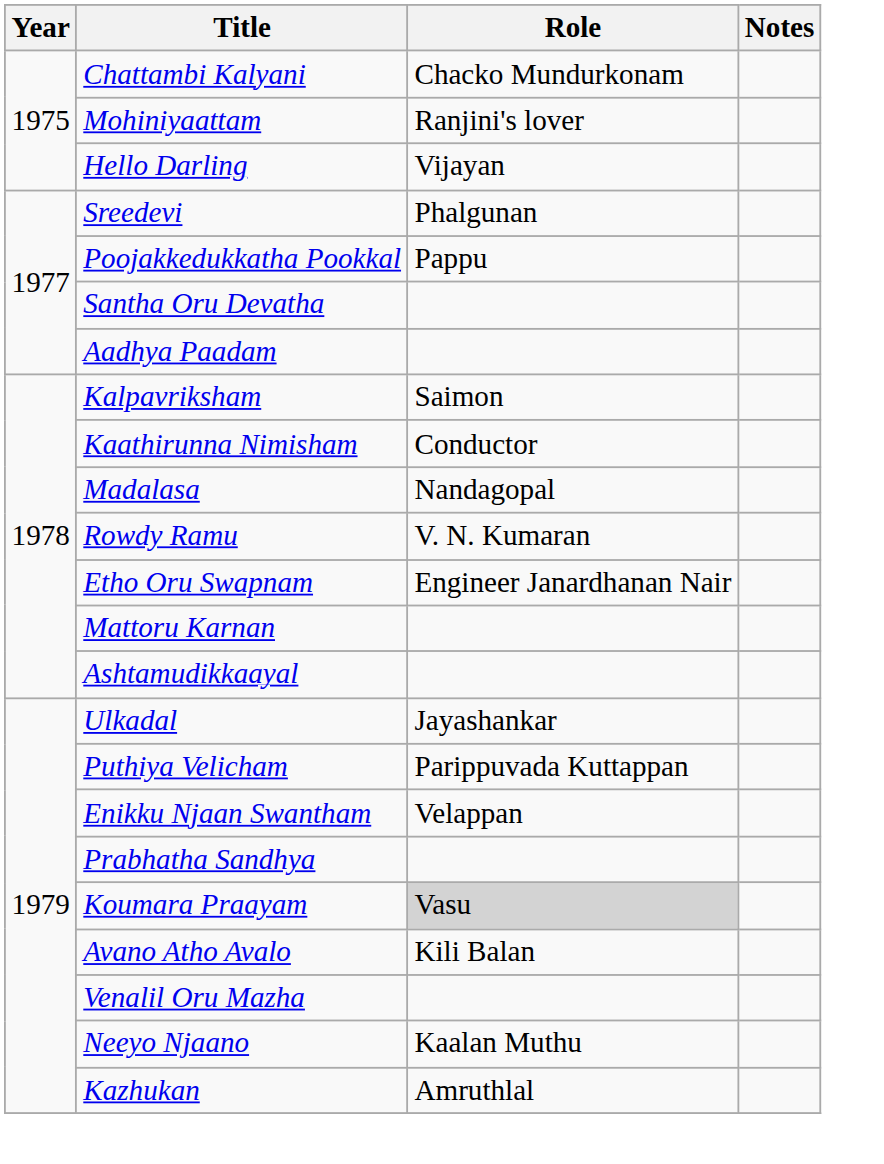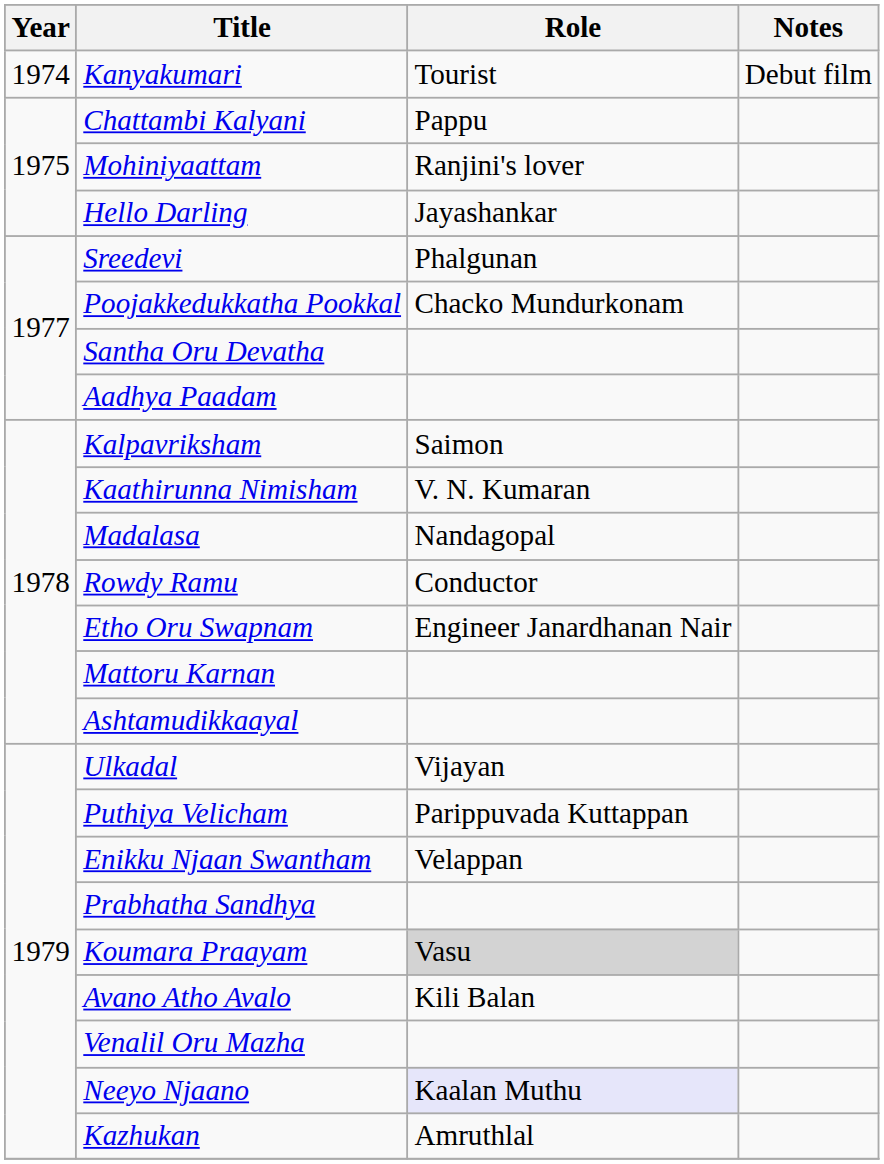+ row: (163, 73)
(549, 73) Chacko Mundurkonam -> (451, 119) Pappu
(460, 166) Vijayan -> (486, 212) Jayashankar
(451, 258) Pappu -> (549, 304) Chacko Mundurkonam
(476, 443) Conductor -> (502, 489) V. N. Kumaran
(502, 535) V. N. Kumaran -> (476, 581) Conductor
(486, 720) Jayashankar -> (460, 766) Vijayan
(498, 1043) no background -> (498, 1089) lavender background
